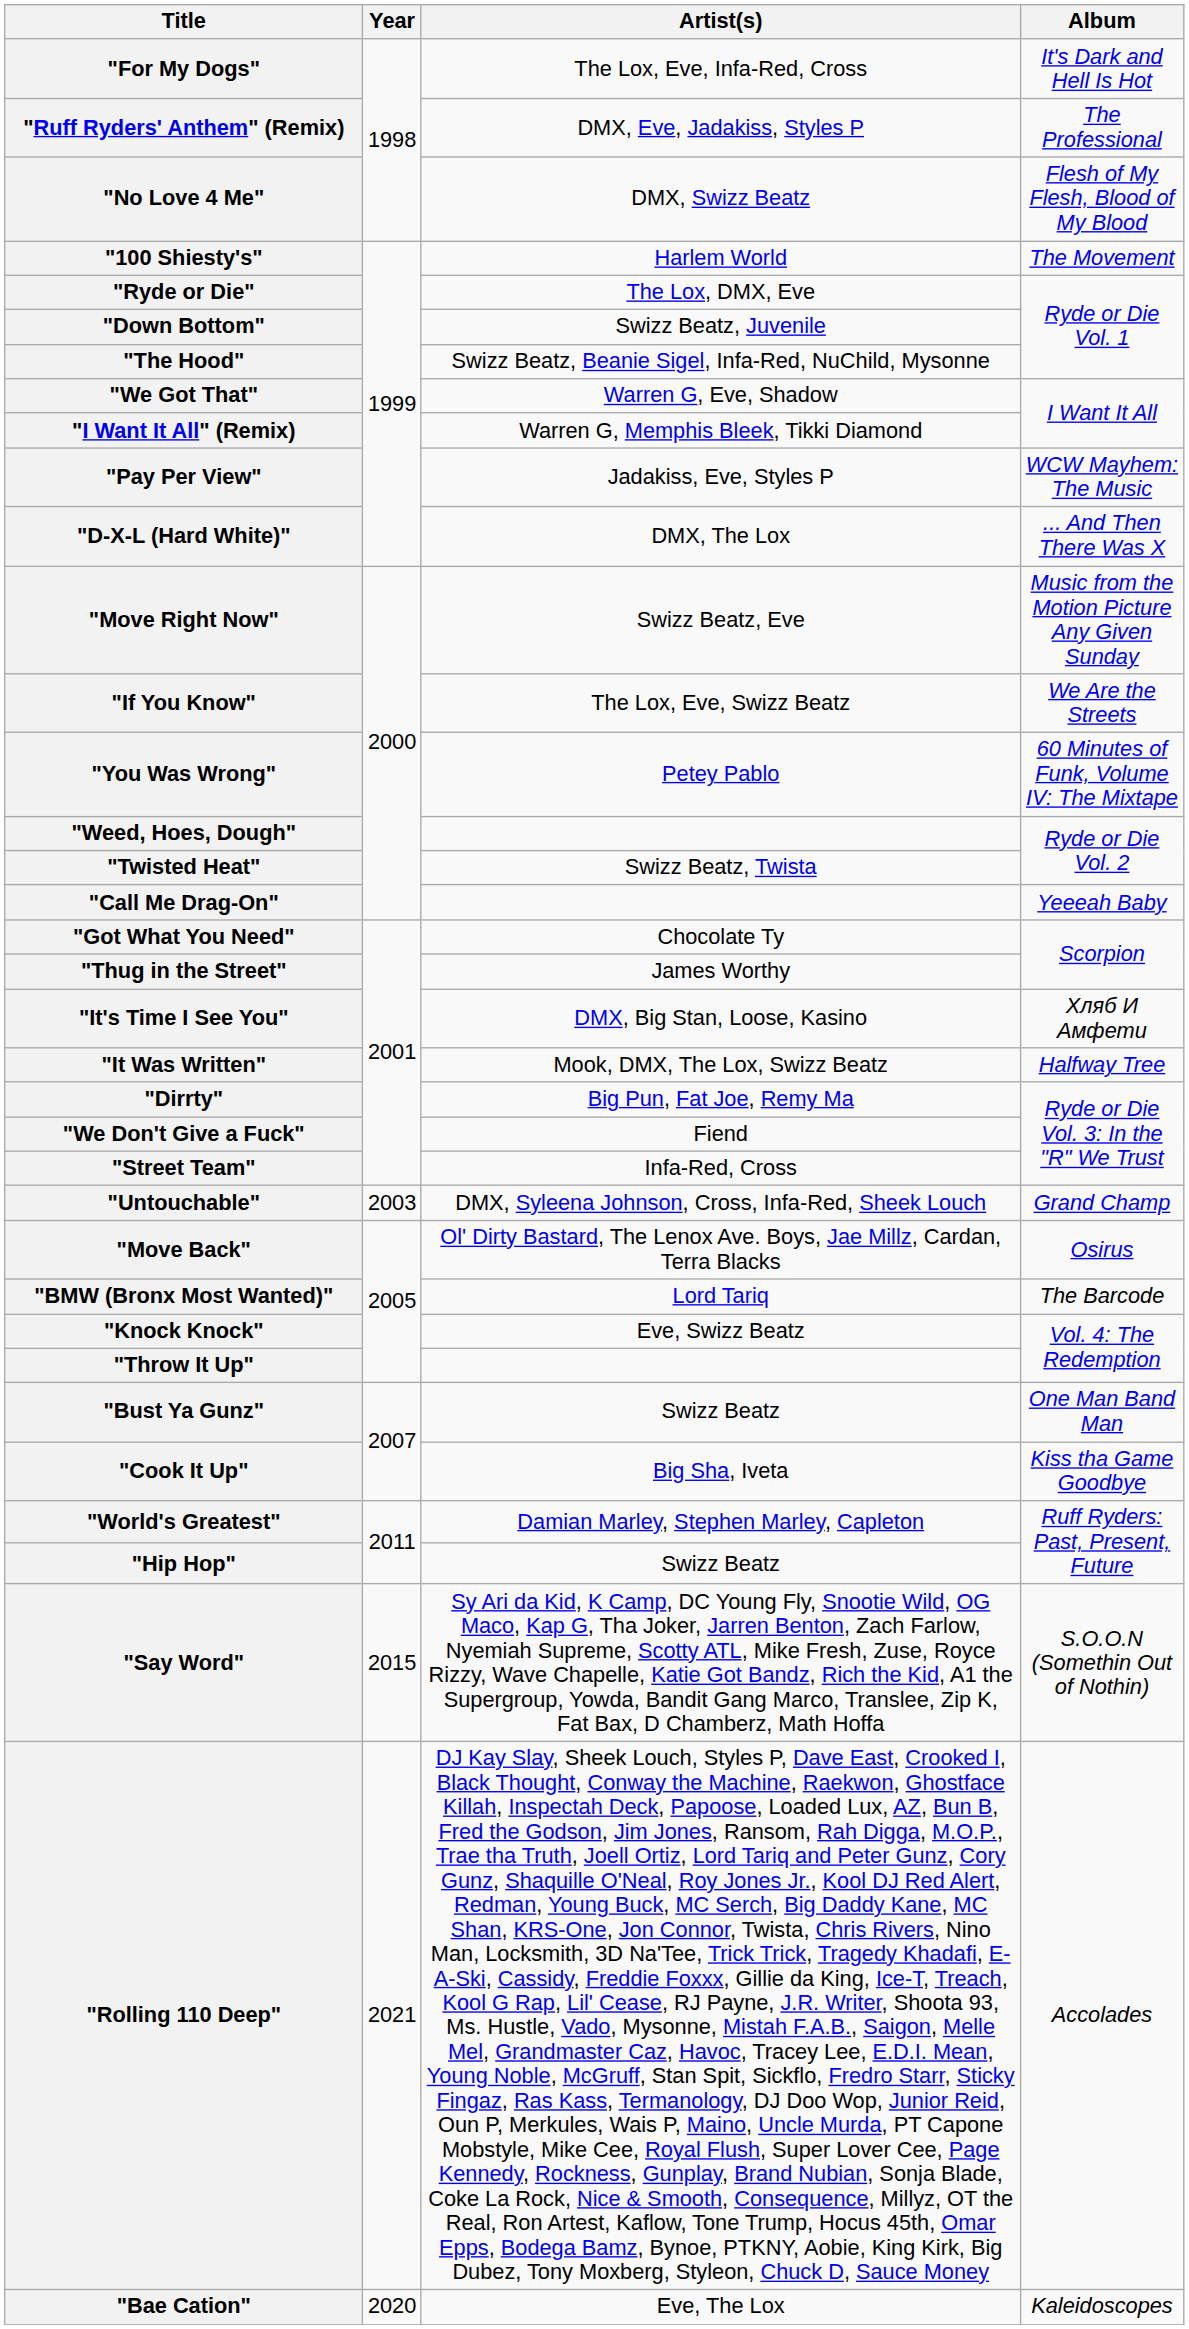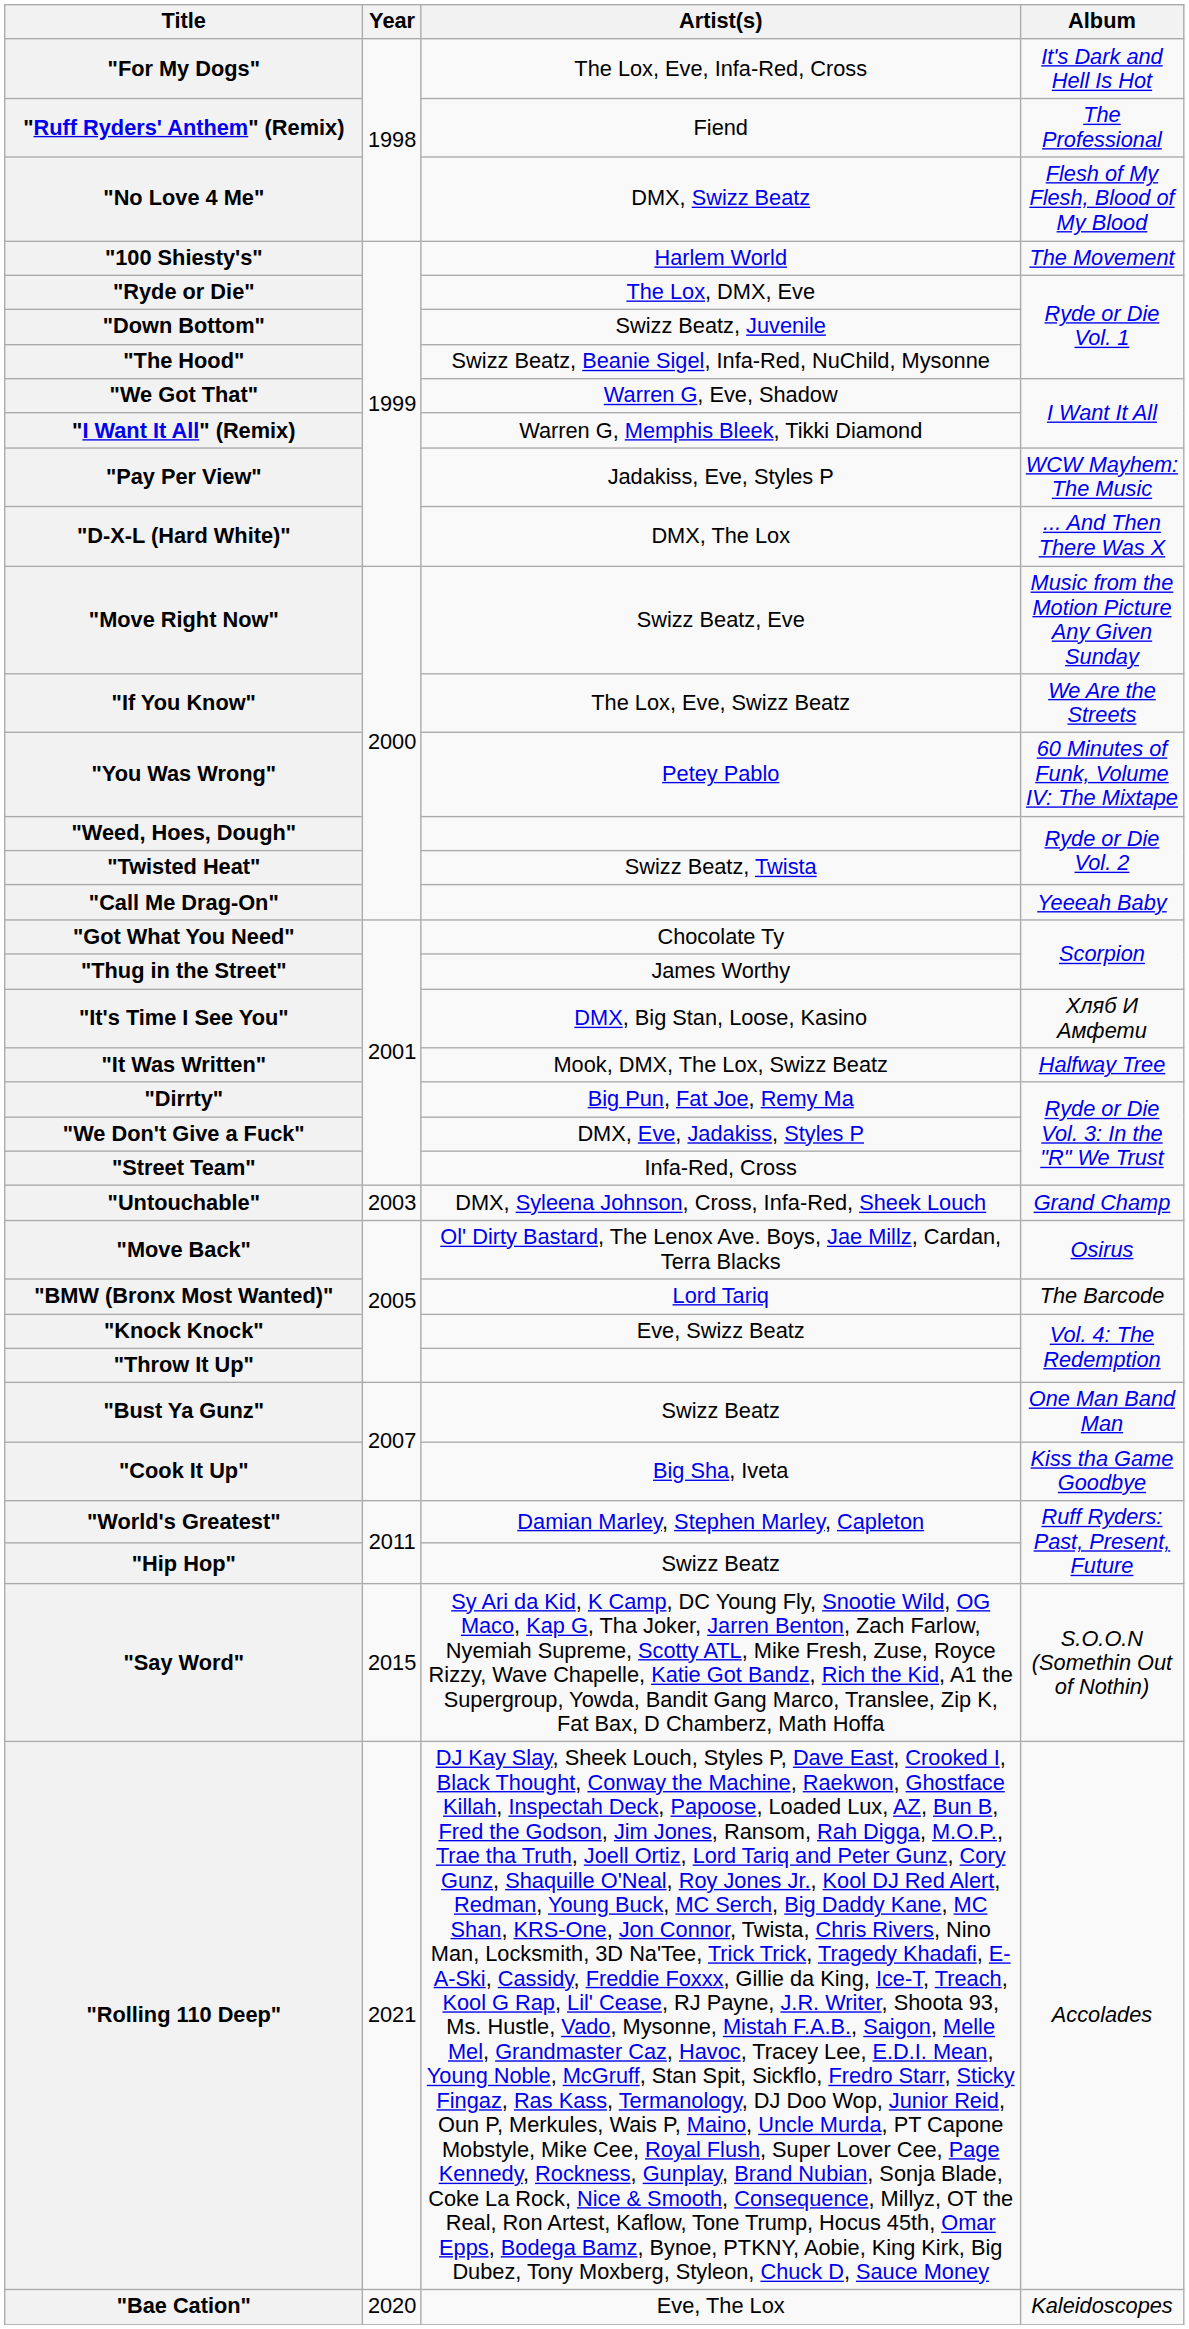(721, 127) DMX, Eve, Jadakiss, Styles P -> (721, 127) Fiend
(721, 1133) Fiend -> (721, 1133) DMX, Eve, Jadakiss, Styles P
